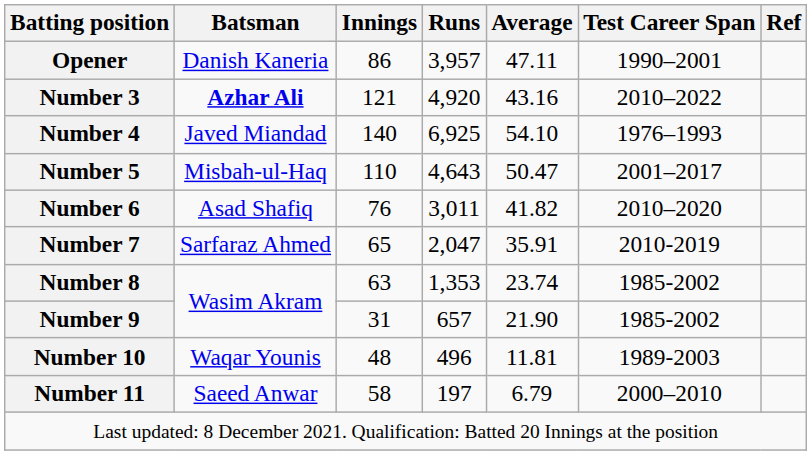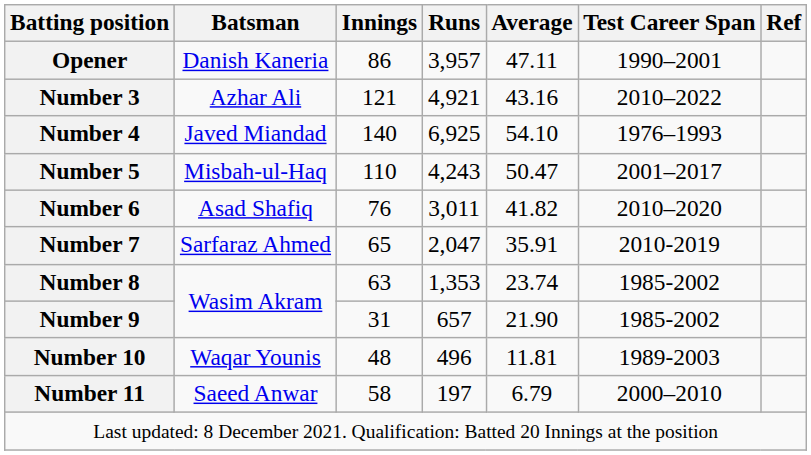(255, 97) bold -> (255, 97) normal
(454, 97) 4,920 -> (454, 97) 4,921
(454, 171) 4,643 -> (454, 171) 4,243
